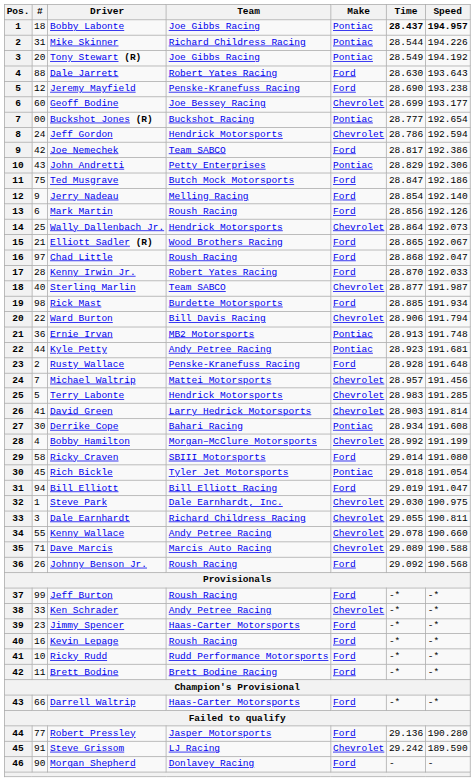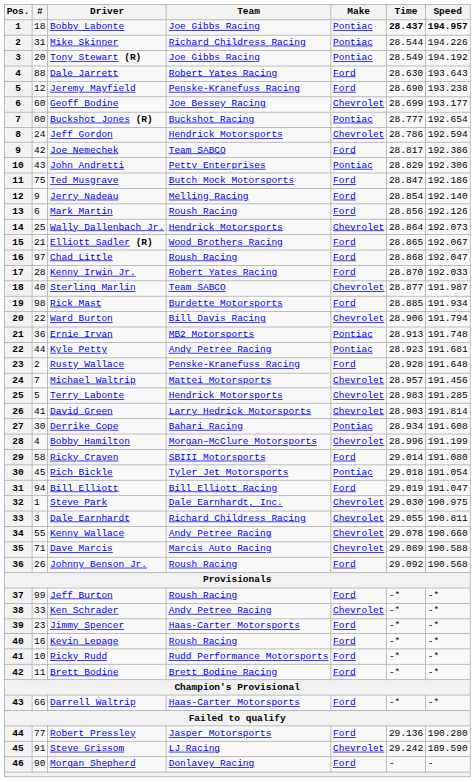(406, 442) 28.992 -> (406, 442) 28.996
